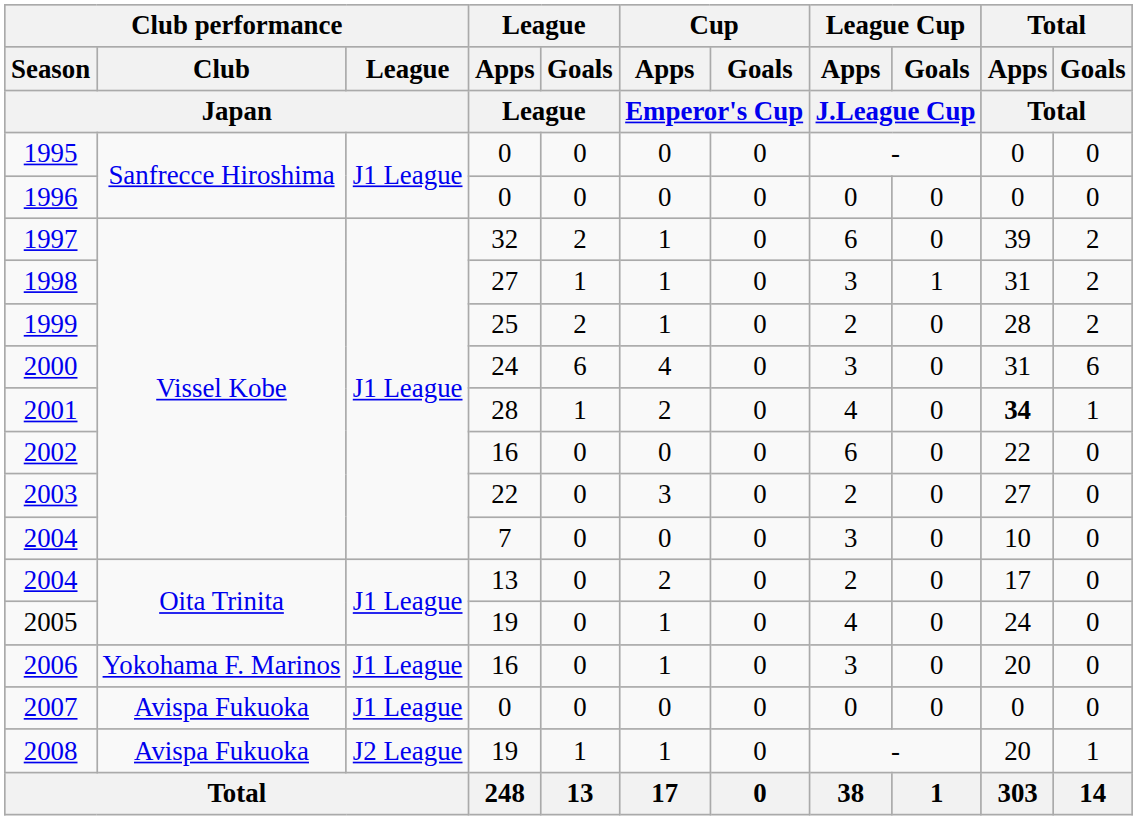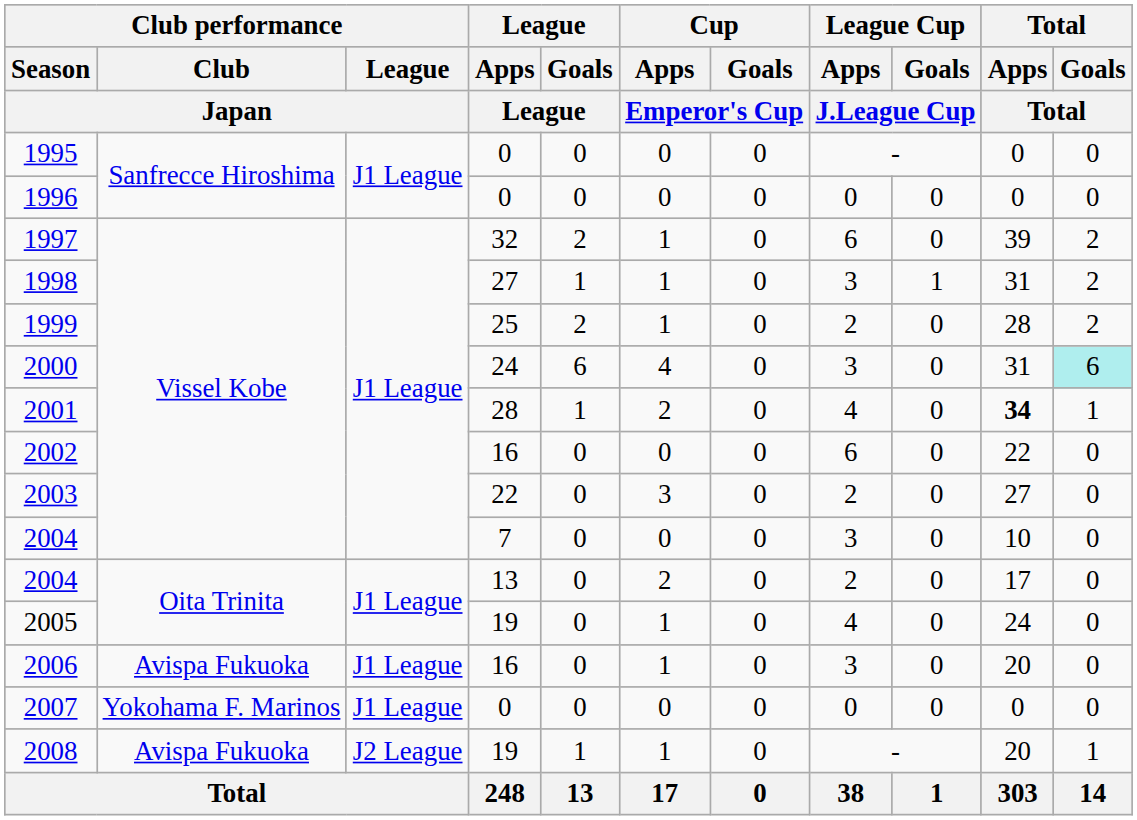(1093, 366) no background -> (1093, 366) paleturquoise background
(221, 665) Yokohama F. Marinos -> (221, 665) Avispa Fukuoka
(221, 707) Avispa Fukuoka -> (221, 707) Yokohama F. Marinos
